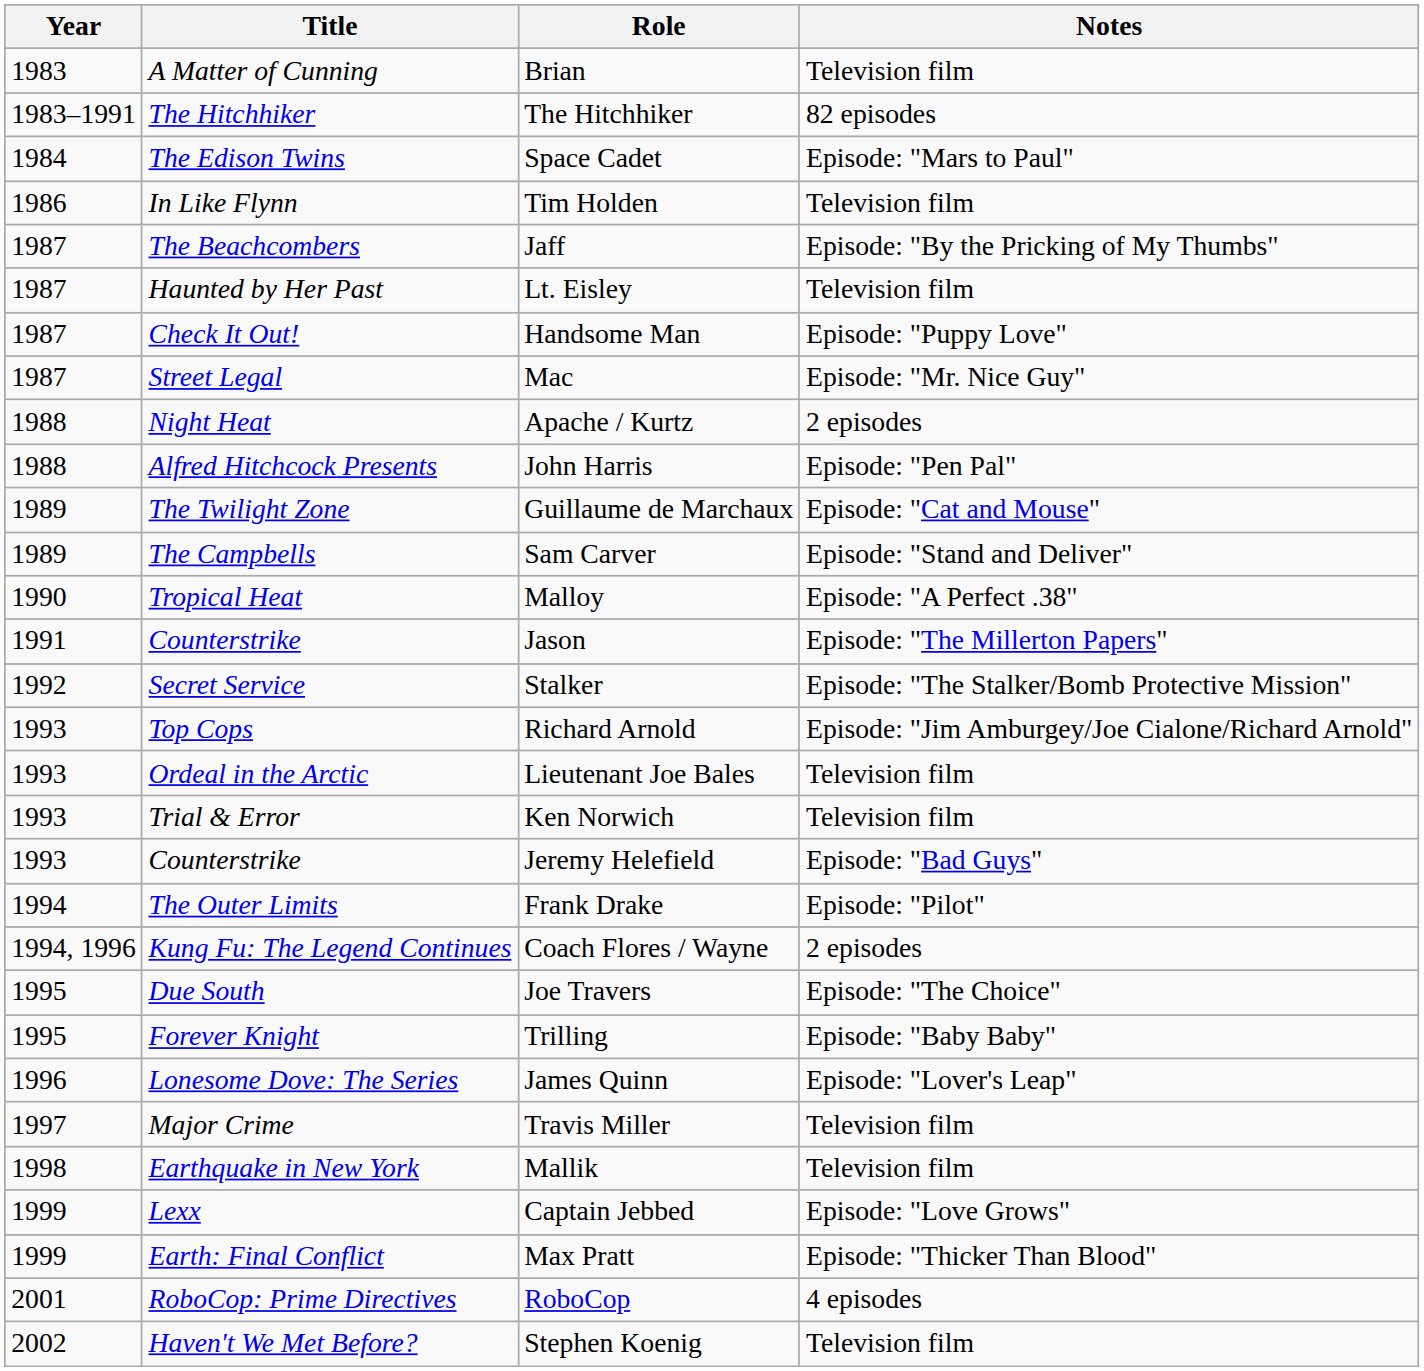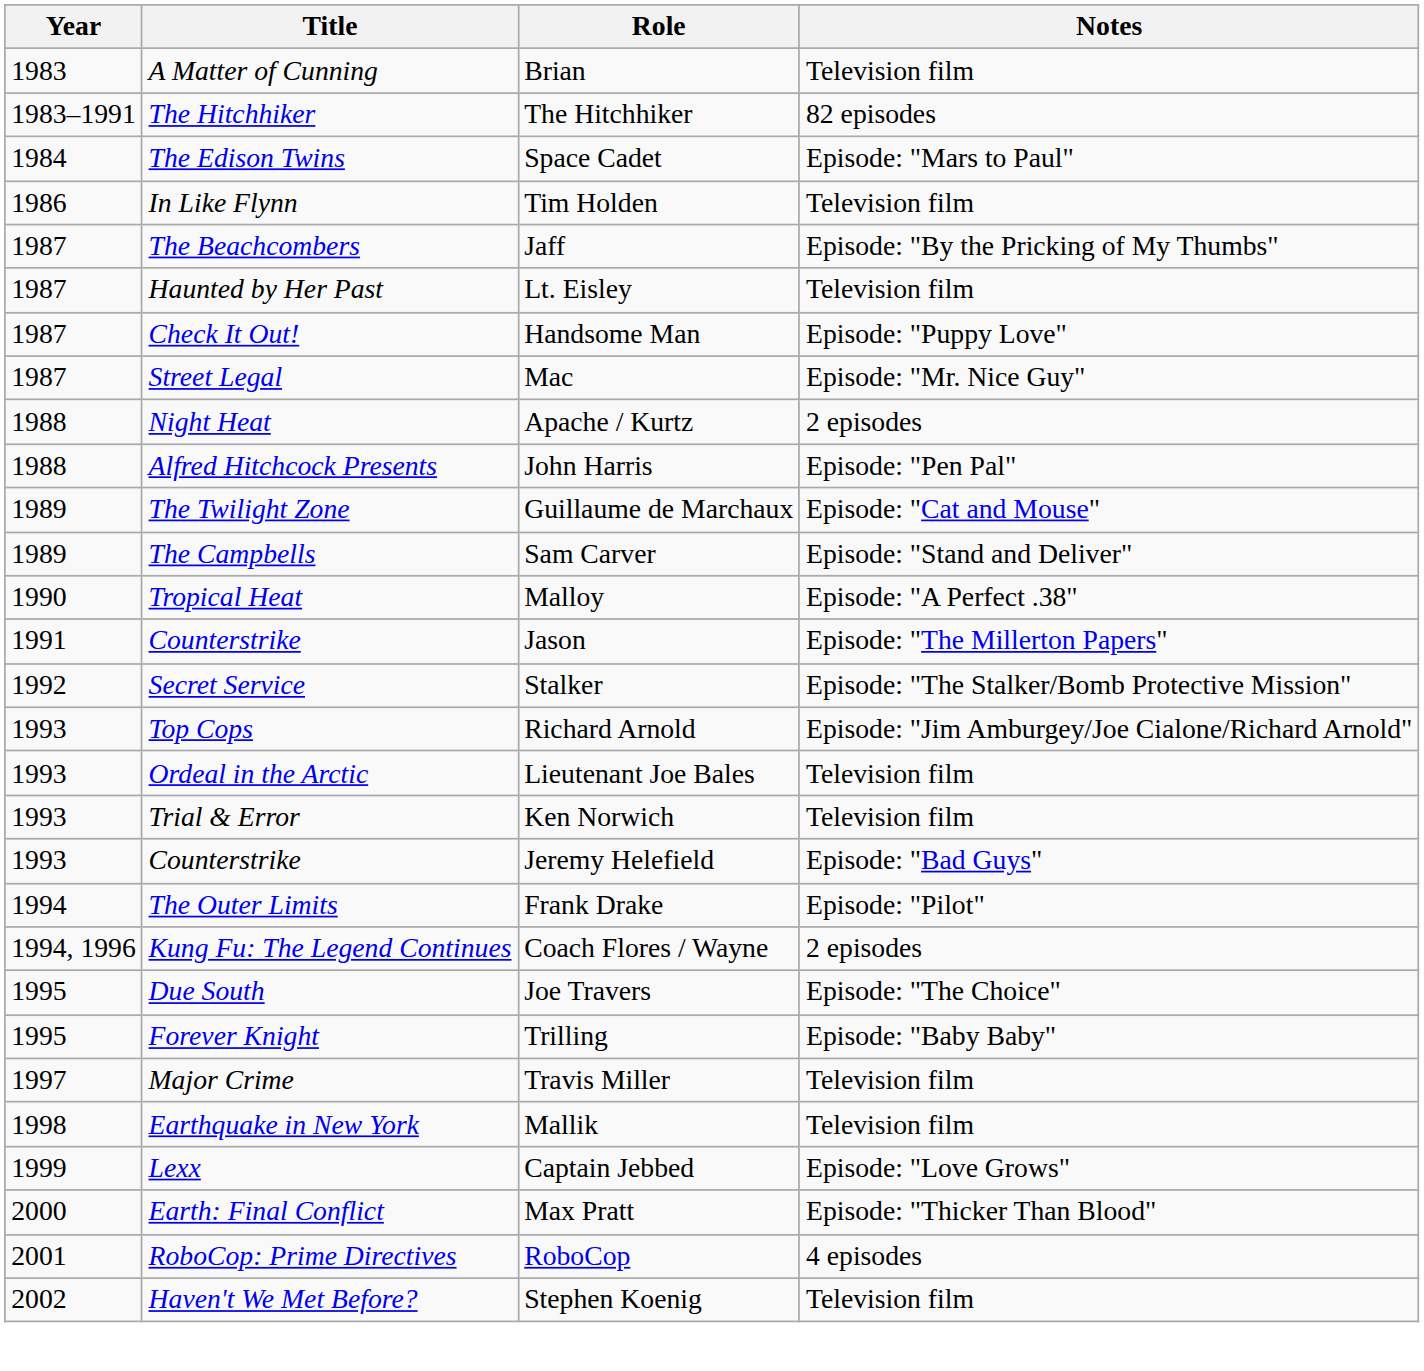- row: (596, 1080)
(39, 1255) 1999 -> (39, 1211) 2000
